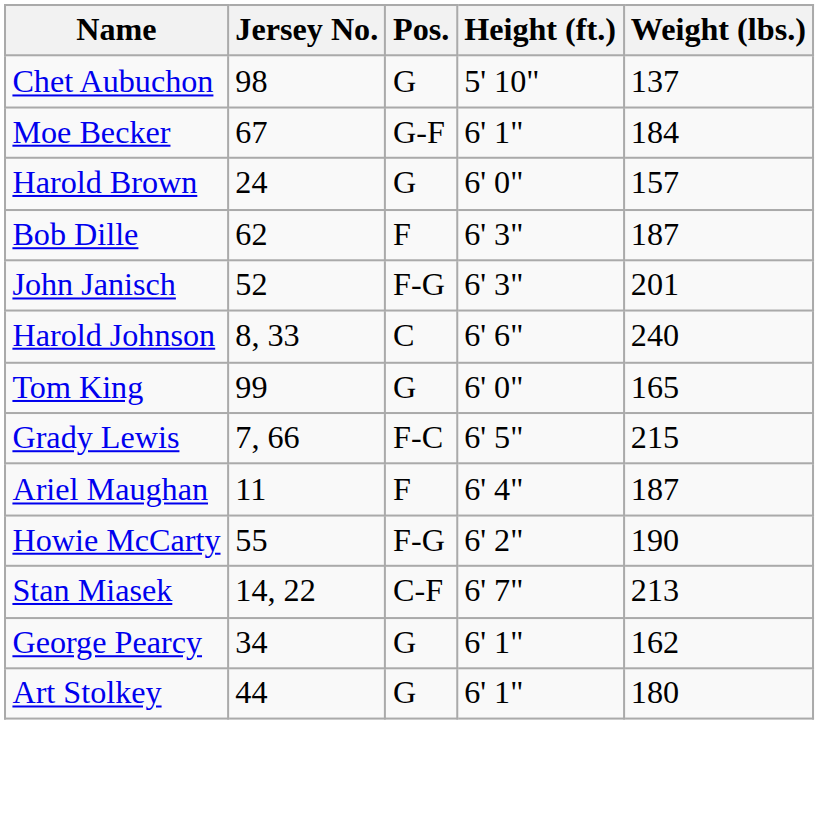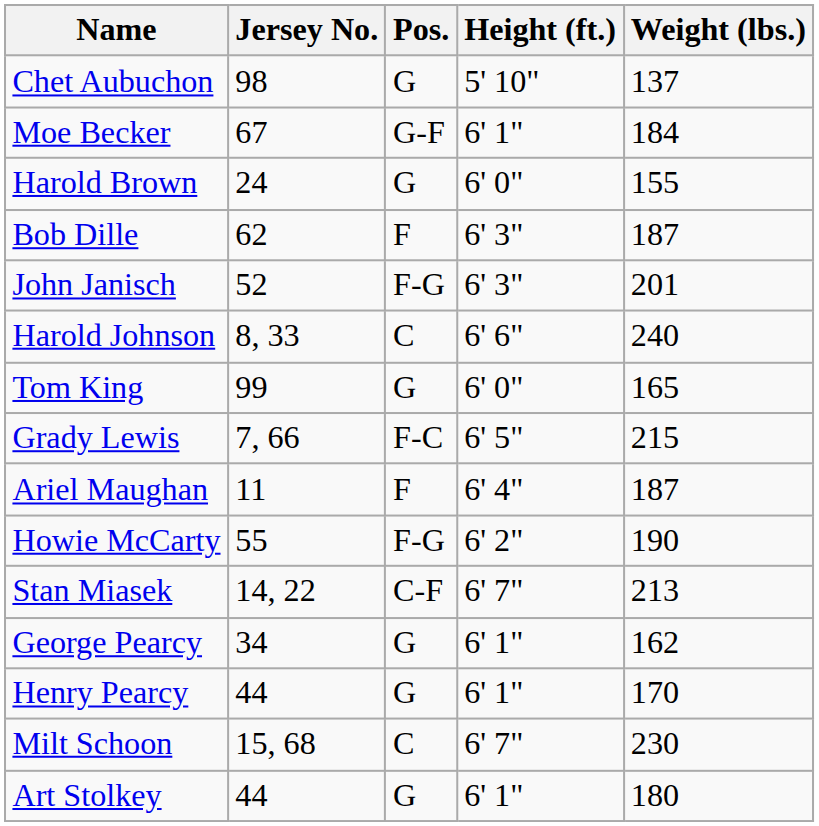(655, 183) 157 -> (655, 183) 155
+ row: (100, 693)
+ row: (92, 744)
